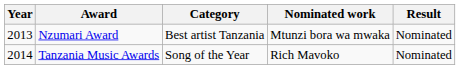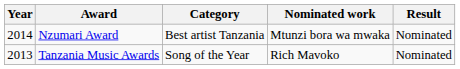(20, 34) 2013 -> (20, 34) 2014
(20, 54) 2014 -> (20, 54) 2013
